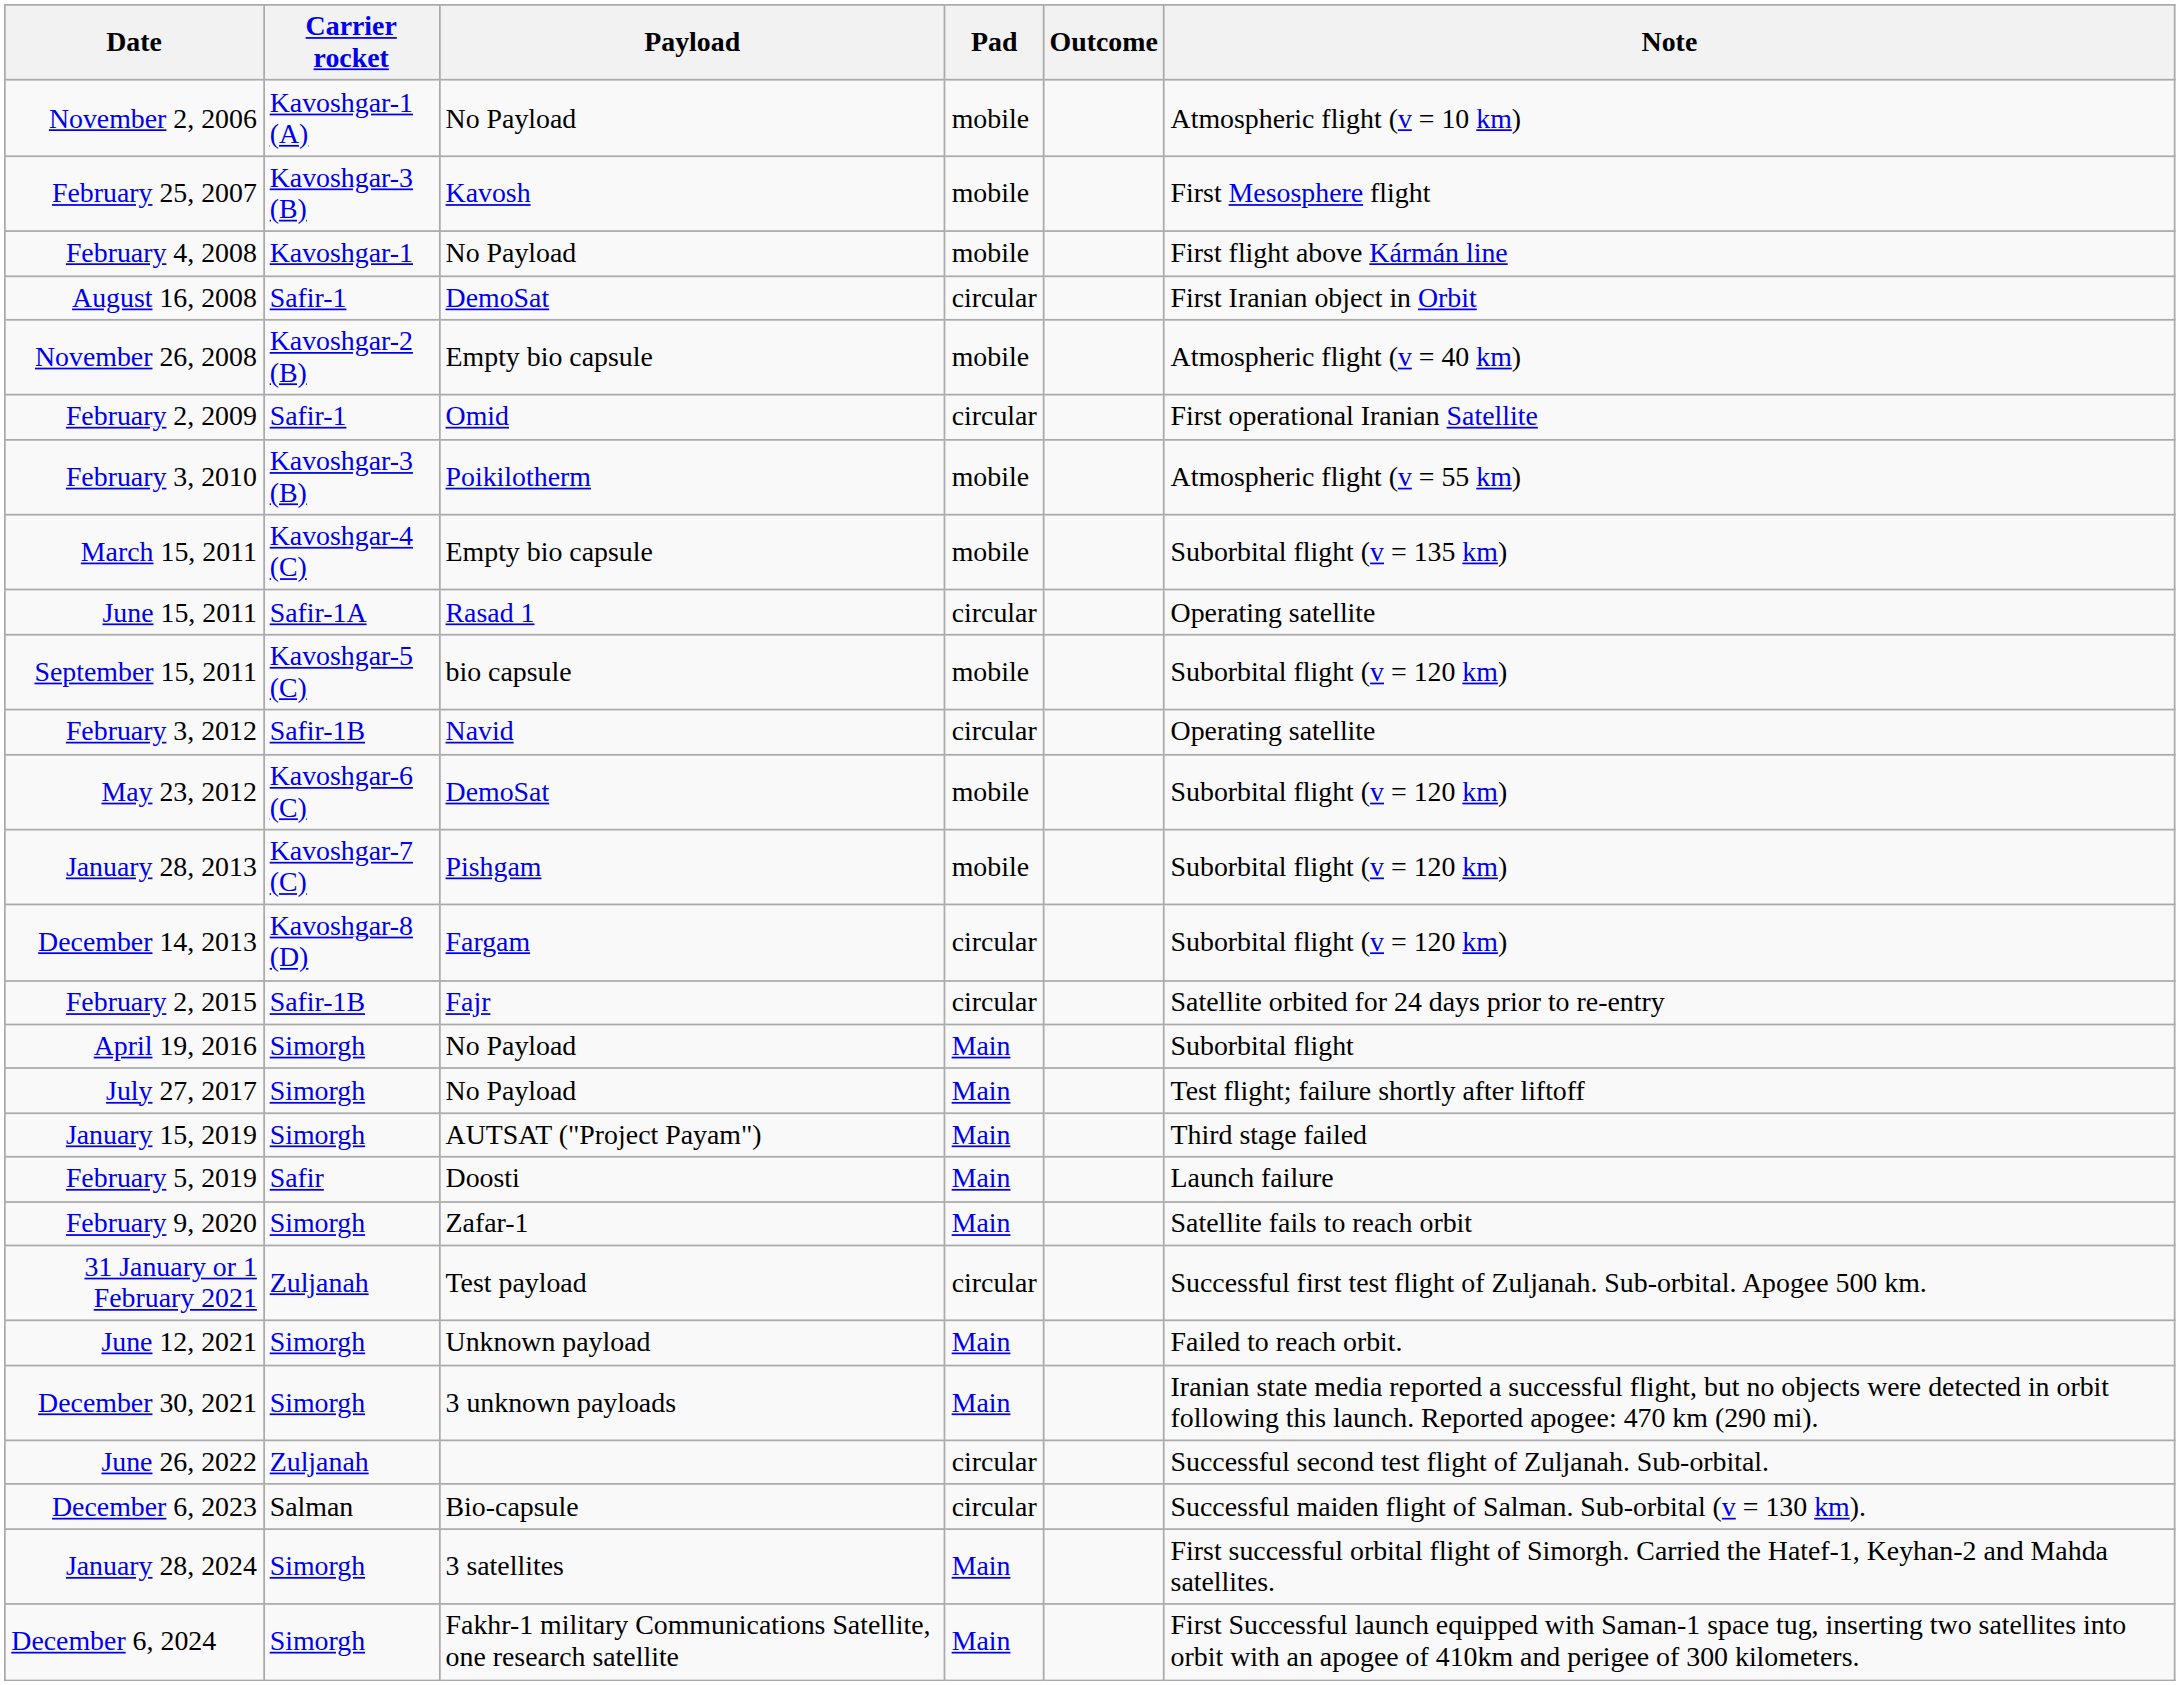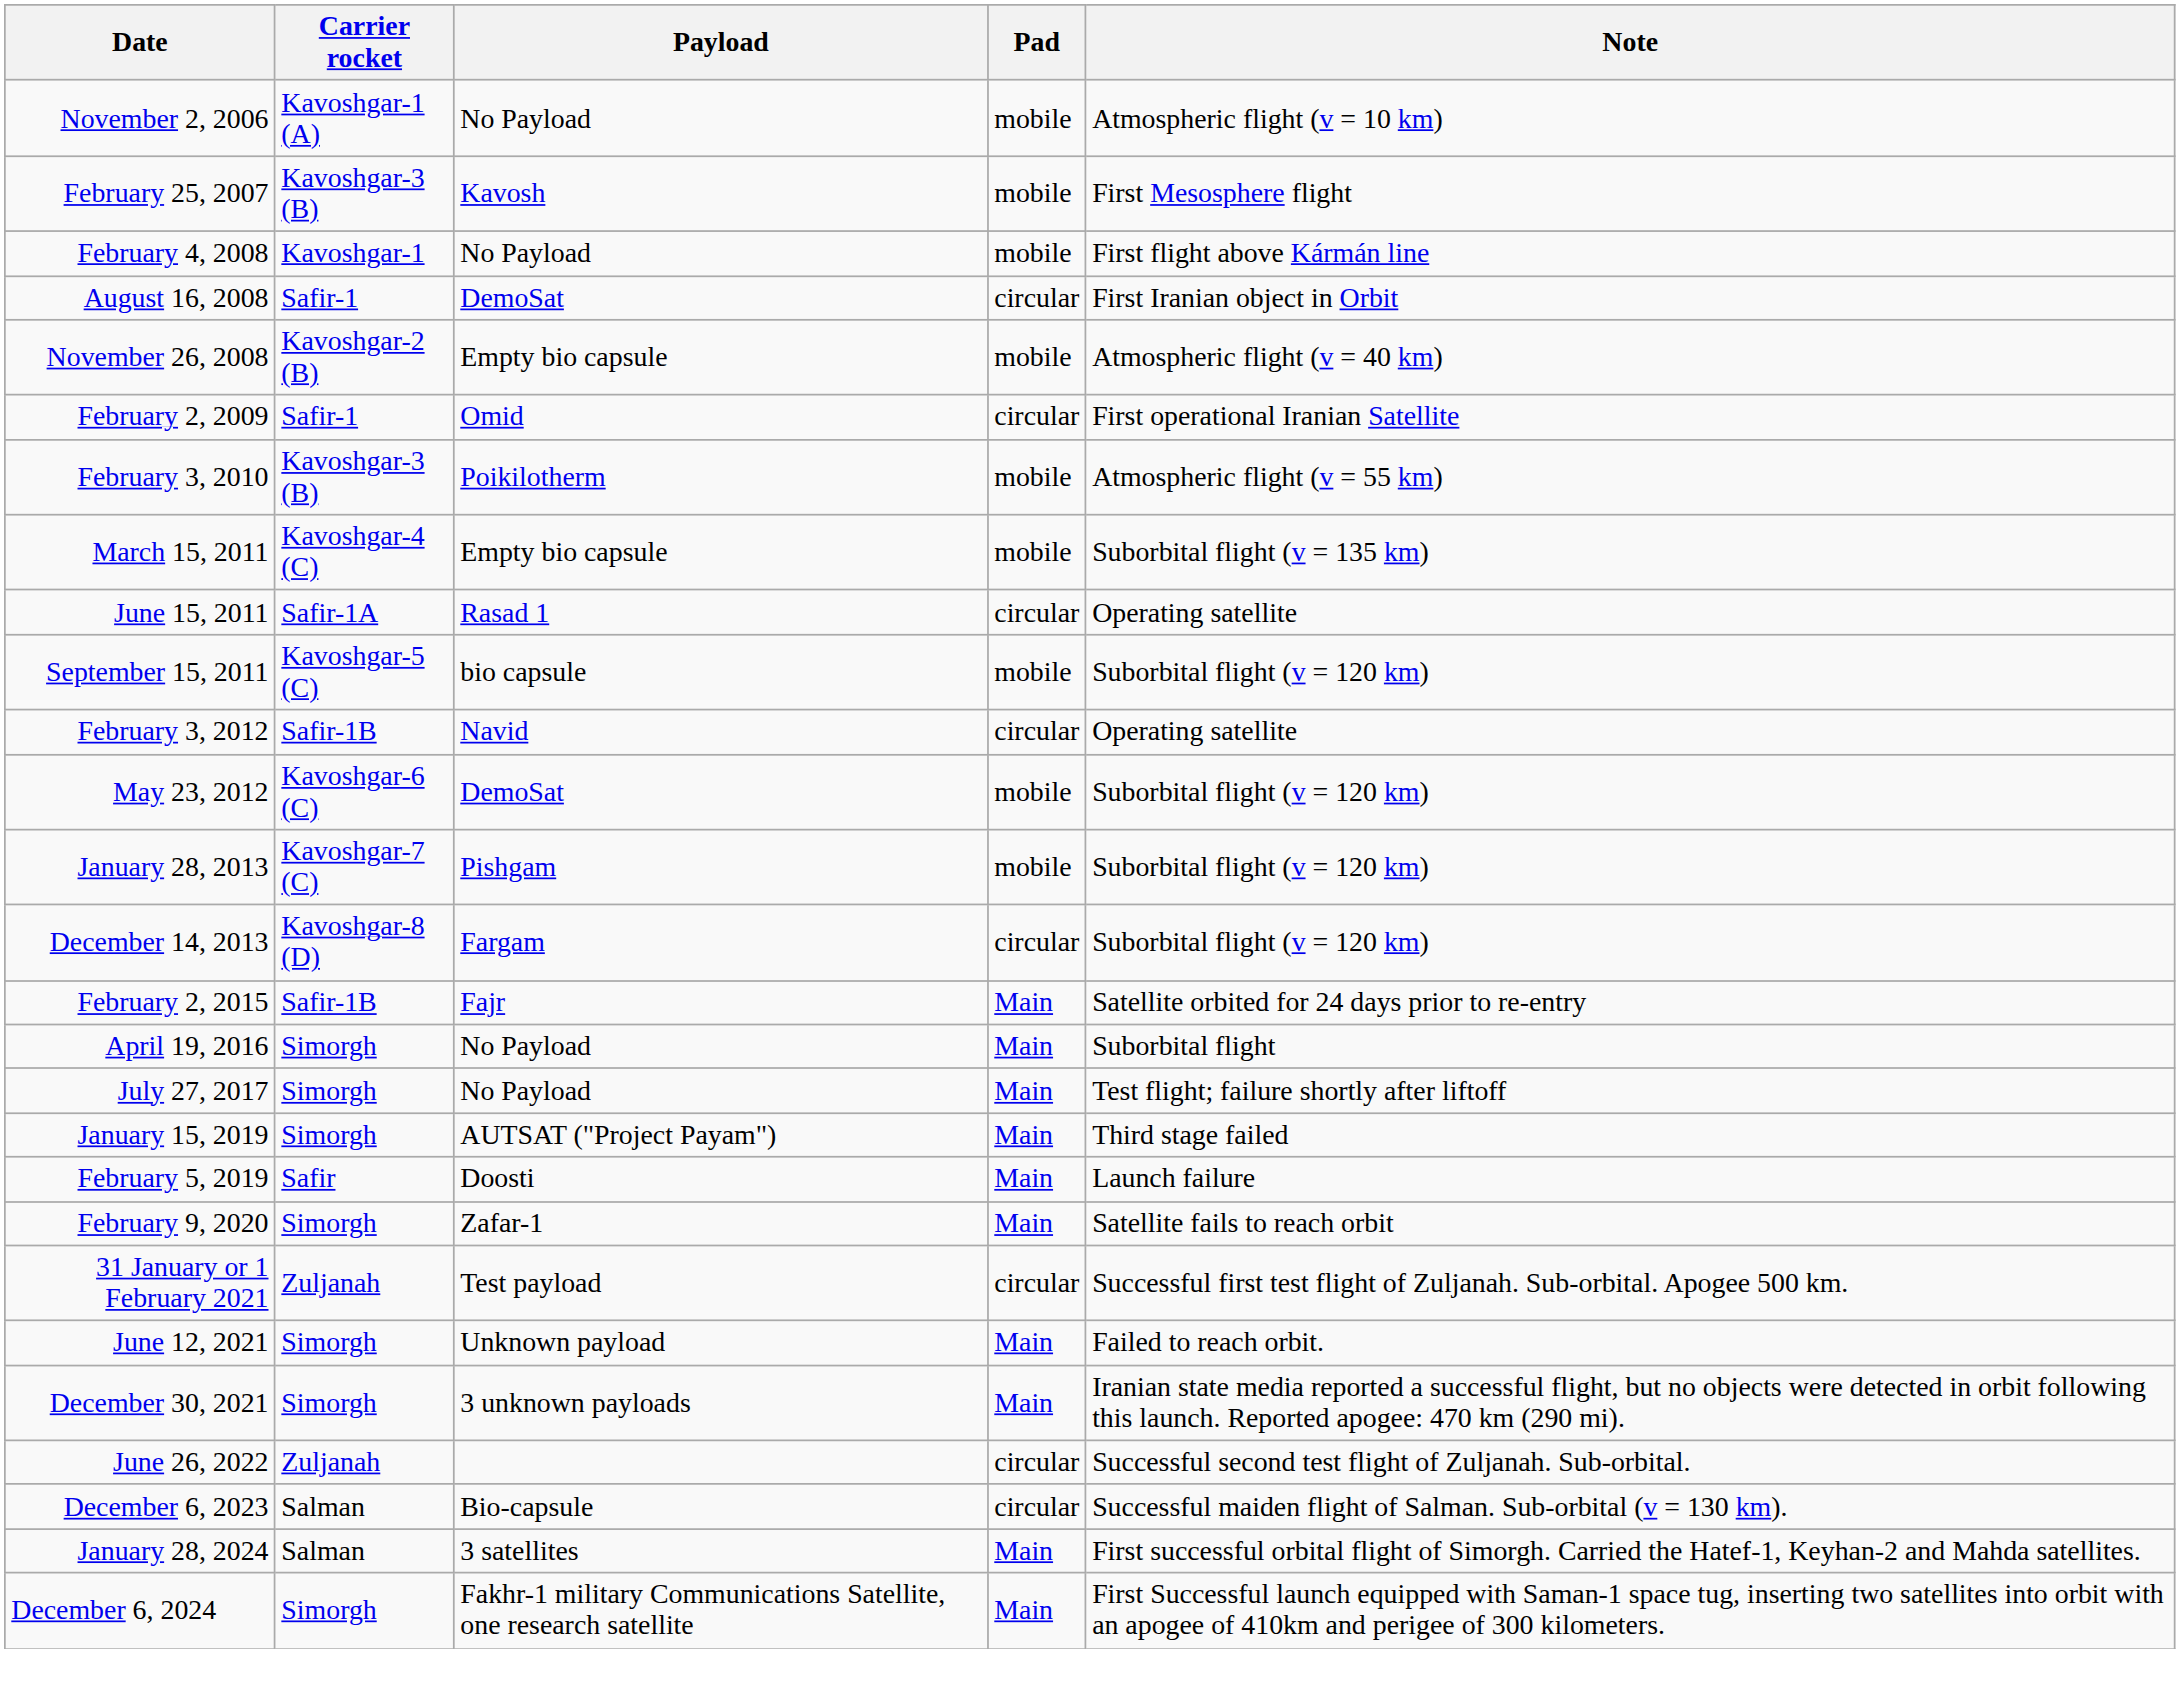- column: (1104, 42)
(994, 1002) circular -> (1024, 1002) Main
(317, 1566) Simorgh -> (323, 1550) Salman
